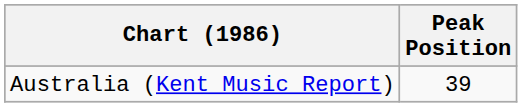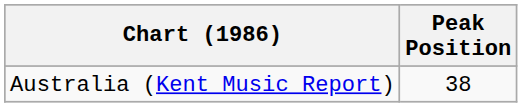(458, 84) 39 -> (458, 84) 38
